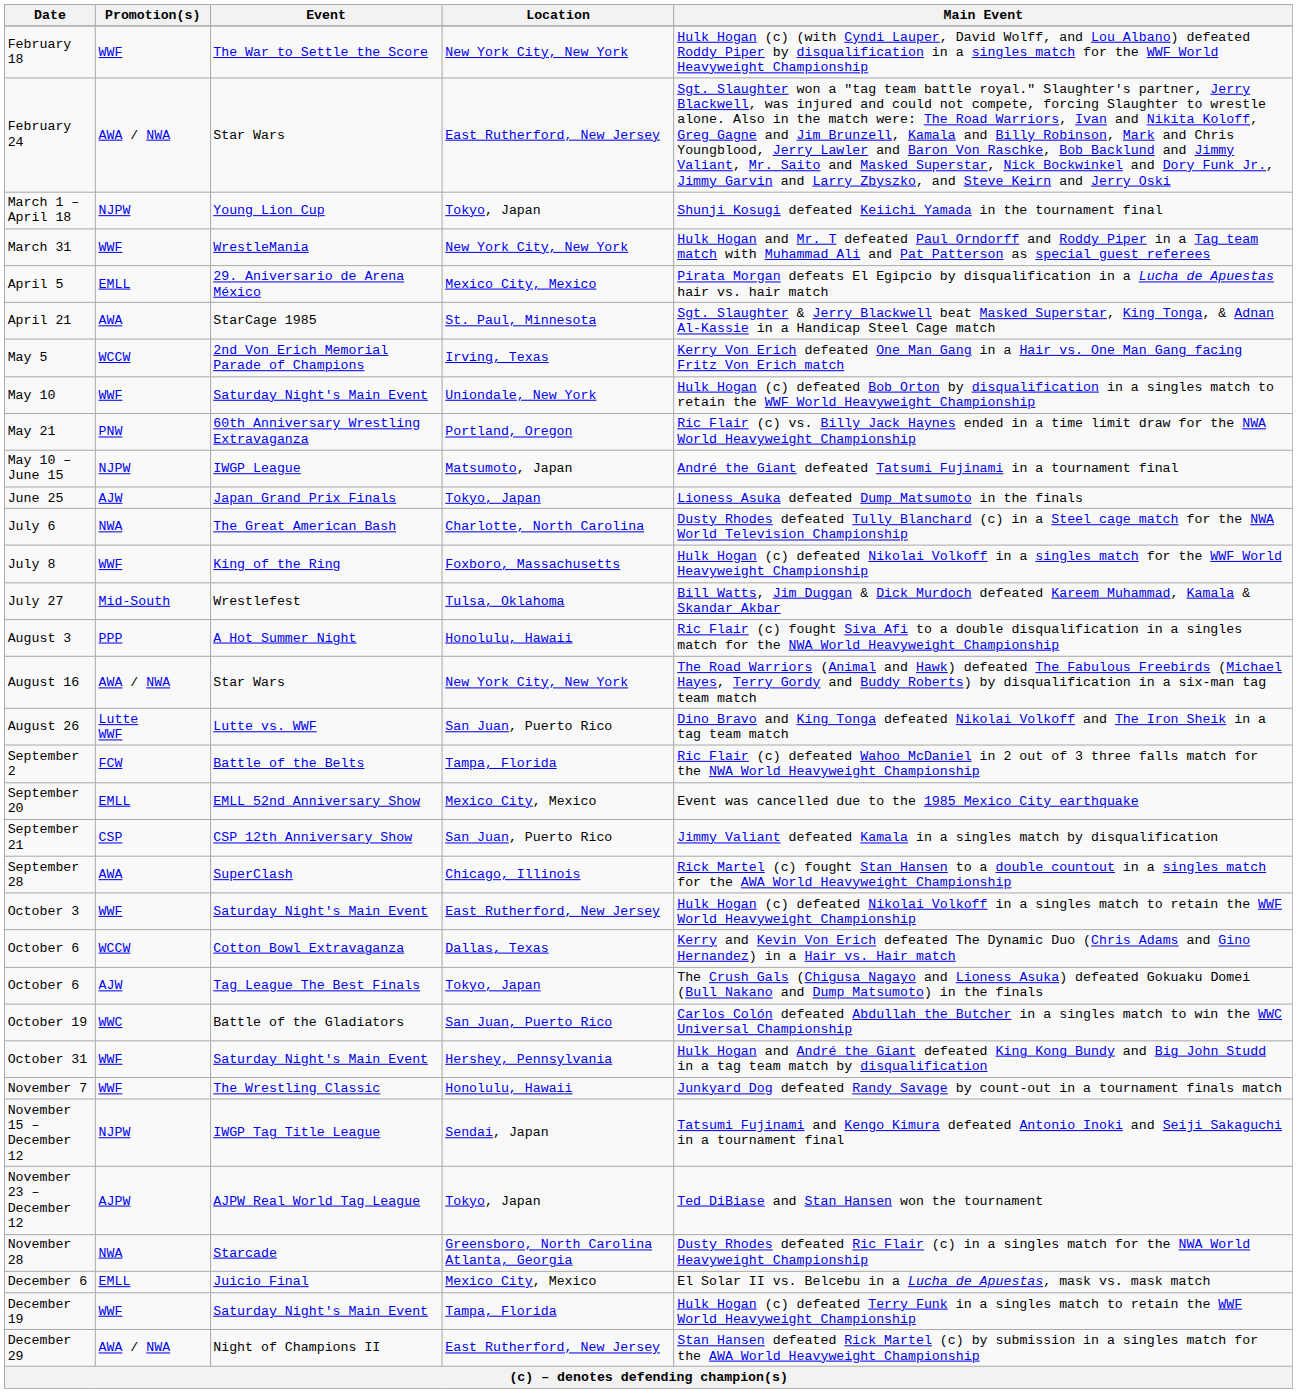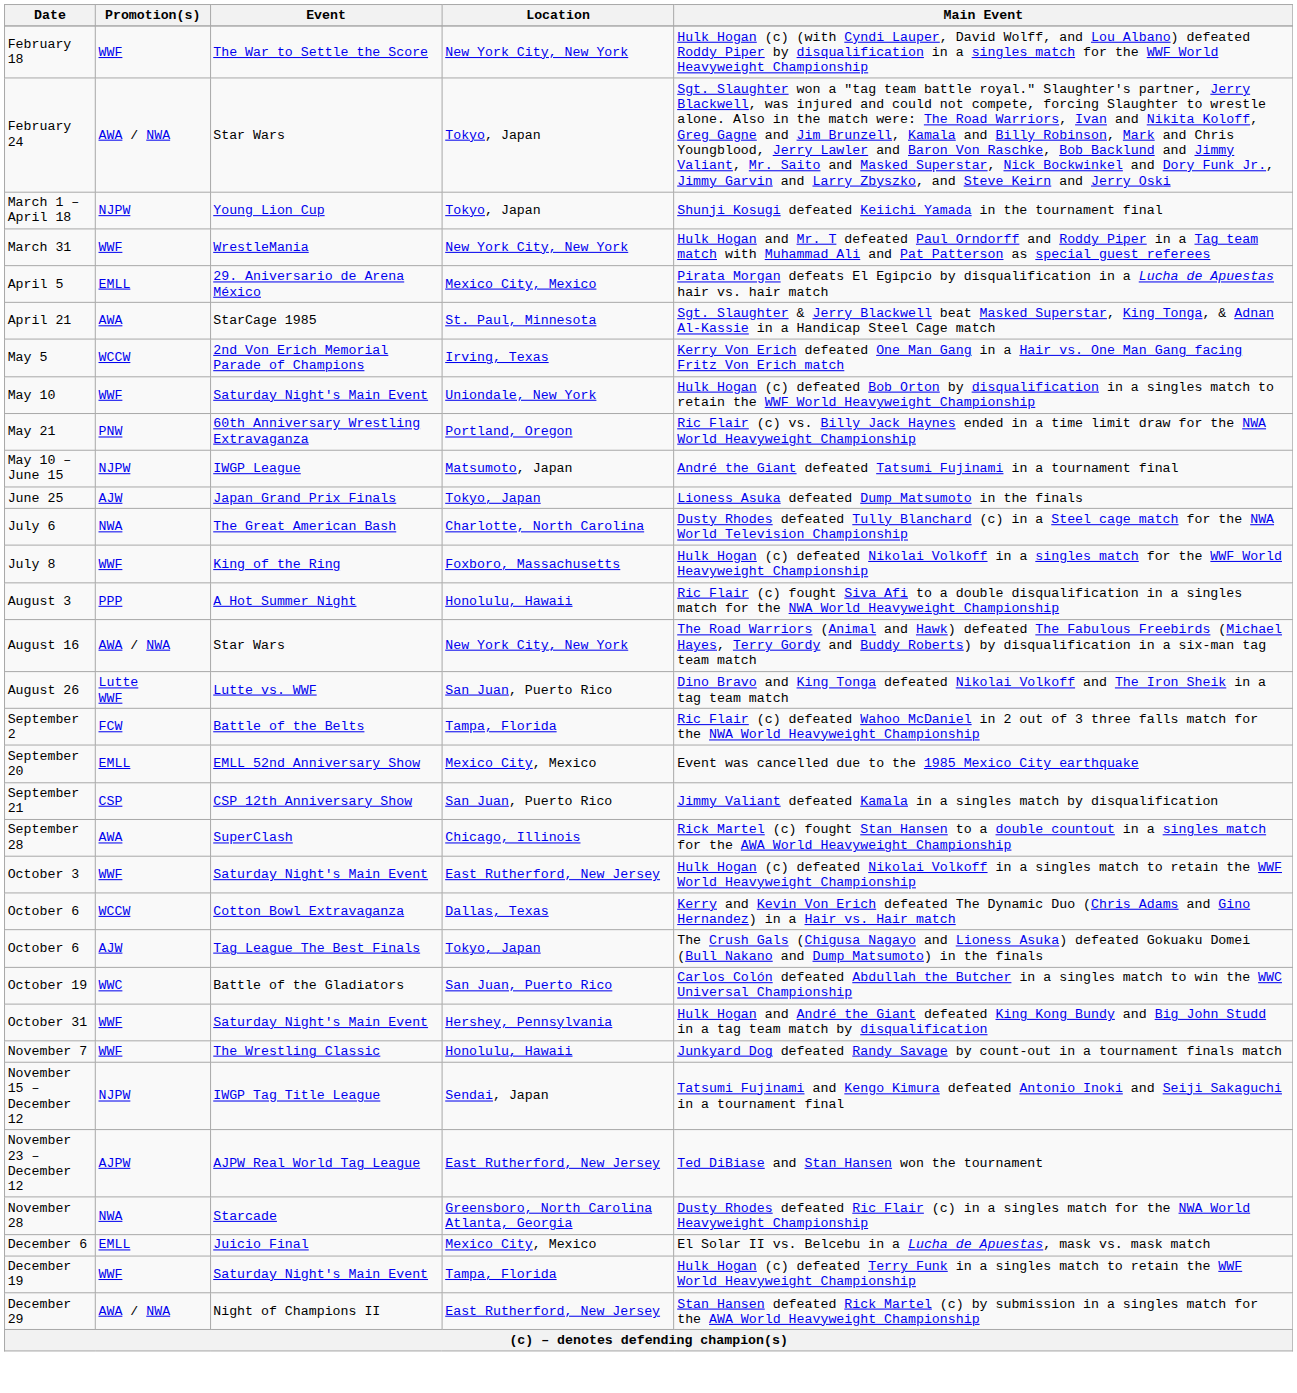(553, 135) East Rutherford, New Jersey -> (493, 135) Tokyo, Japan
- row: (36, 601)
(493, 1200) Tokyo, Japan -> (553, 1164) East Rutherford, New Jersey
